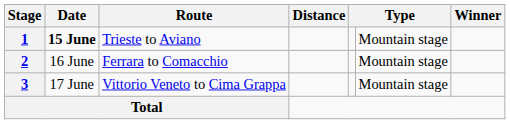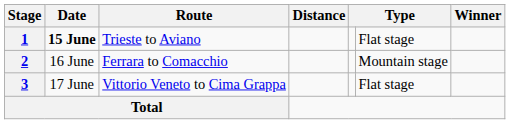(403, 38) Mountain stage -> (386, 38) Flat stage
(403, 84) Mountain stage -> (386, 84) Flat stage
